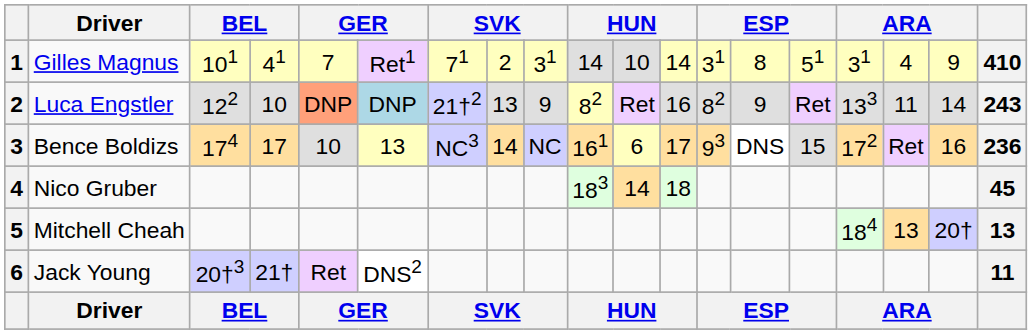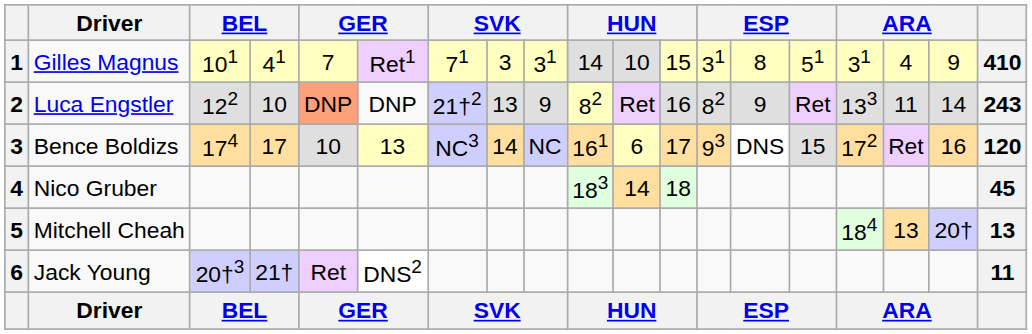(505, 61) 2 -> (505, 61) 3
(678, 61) 14 -> (678, 61) 15
(393, 103) lightblue background -> (393, 103) no background
(1002, 145) 236 -> (1002, 145) 120
